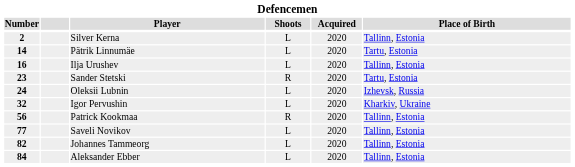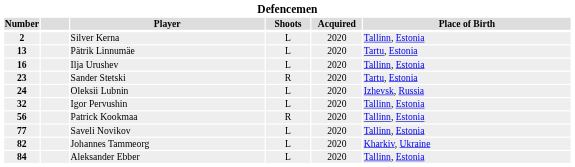(22, 51) 14 -> (22, 51) 13
(397, 104) Kharkiv, Ukraine -> (394, 104) Tallinn, Estonia
(394, 144) Tallinn, Estonia -> (397, 144) Kharkiv, Ukraine
